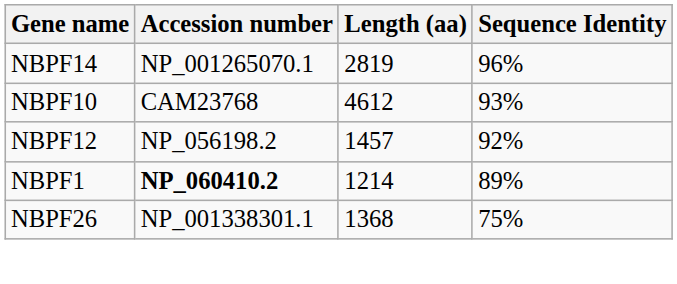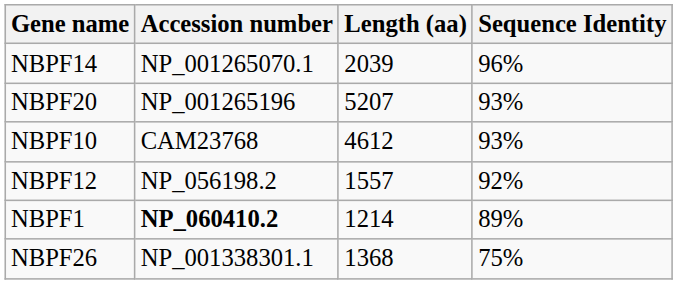(369, 63) 2819 -> (369, 63) 2039
+ row: (54, 102)
(369, 141) 1457 -> (369, 180) 1557
